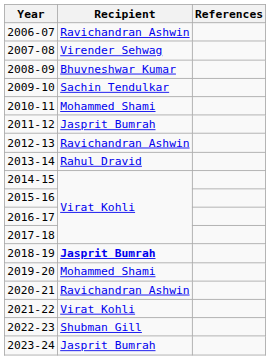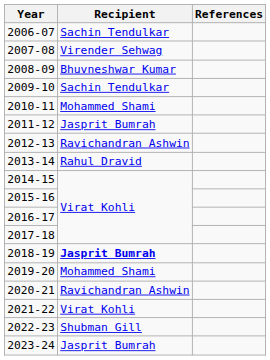(125, 32) Ravichandran Ashwin -> (115, 32) Sachin Tendulkar
